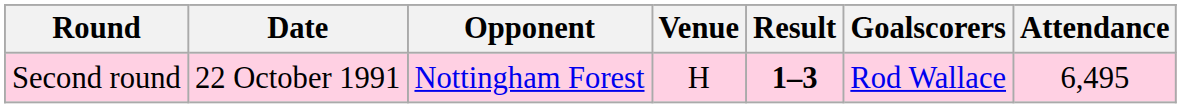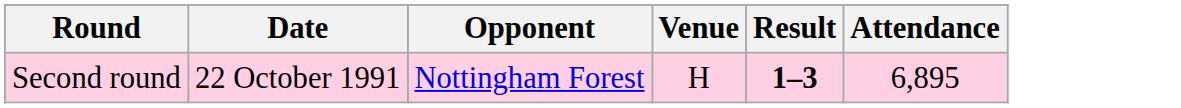- column: (928, 28)
(1095, 77) 6,495 -> (925, 77) 6,895
